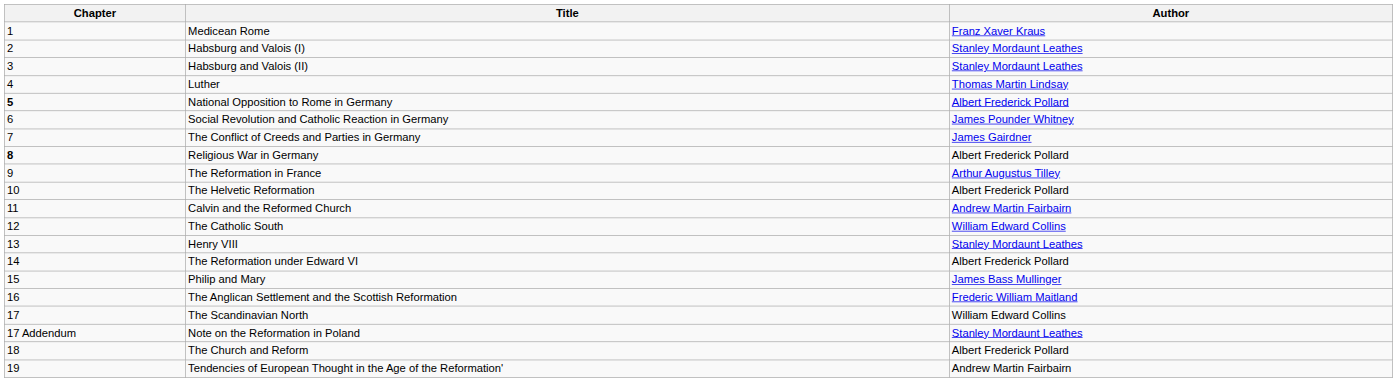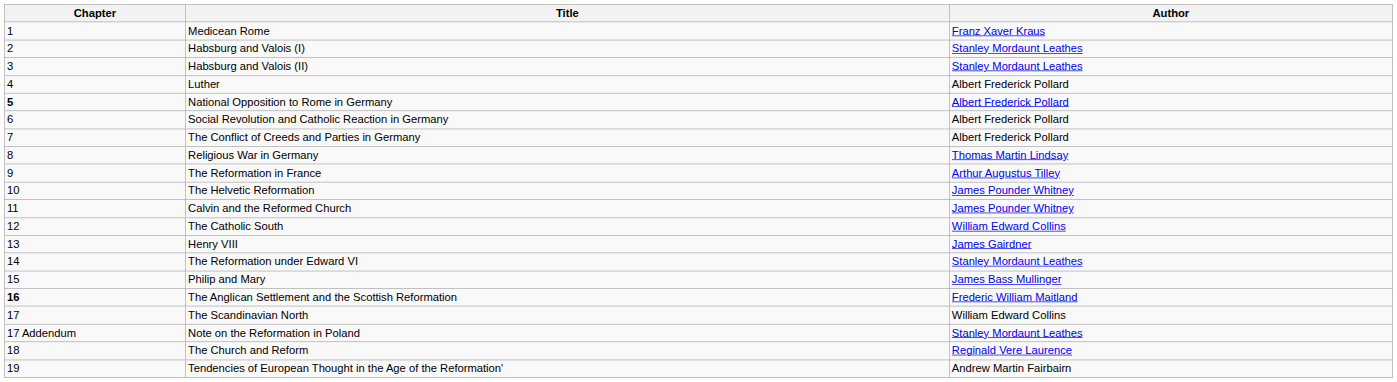(1010, 84) Thomas Martin Lindsay -> (1010, 84) Albert Frederick Pollard
(1013, 119) James Pounder Whitney -> (1010, 119) Albert Frederick Pollard
(992, 137) James Gairdner -> (1010, 137) Albert Frederick Pollard
(10, 155) bold -> (10, 155) normal
(1010, 155) Albert Frederick Pollard -> (1010, 155) Thomas Martin Lindsay
(1010, 191) Albert Frederick Pollard -> (1013, 191) James Pounder Whitney
(1012, 208) Andrew Martin Fairbairn -> (1013, 208) James Pounder Whitney
(1017, 244) Stanley Mordaunt Leathes -> (992, 244) James Gairdner
(1010, 262) Albert Frederick Pollard -> (1017, 262) Stanley Mordaunt Leathes
(13, 297) normal -> (13, 297) bold
(1010, 350) Albert Frederick Pollard -> (1012, 350) Reginald Vere Laurence
